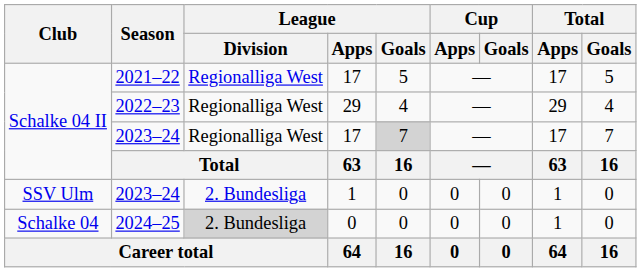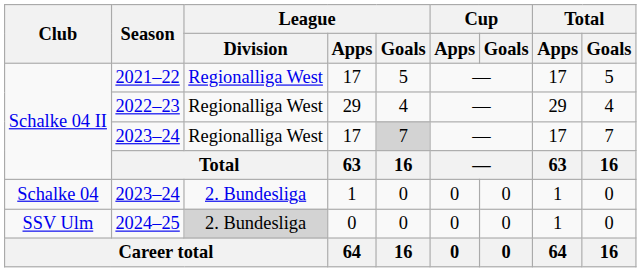(58, 194) SSV Ulm -> (58, 194) Schalke 04
(58, 223) Schalke 04 -> (58, 223) SSV Ulm
